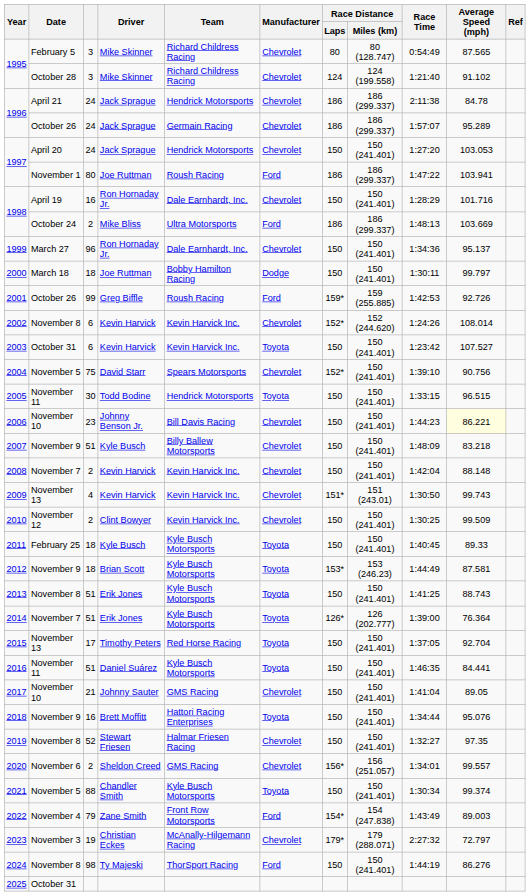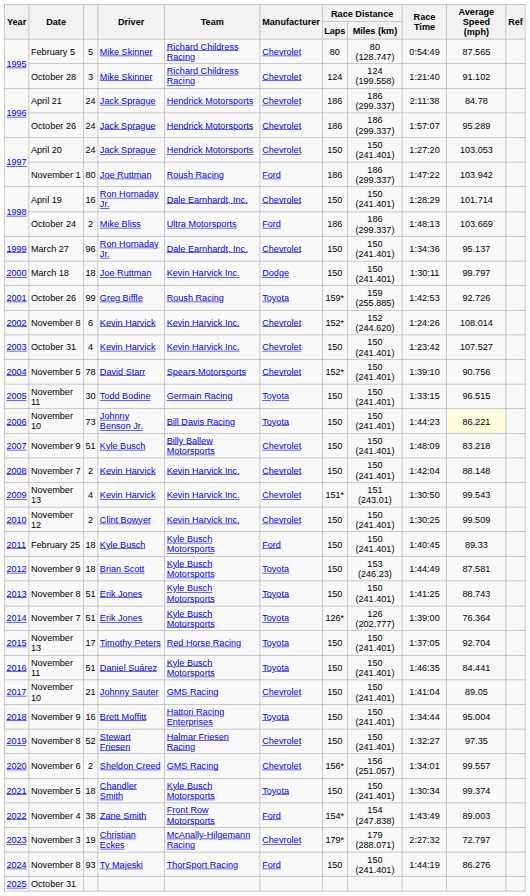(91, 52) 3 -> (91, 52) 5
(200, 126) Germain Racing -> (210, 126) Hendrick Motorsports
(476, 175) 103.941 -> (476, 175) 103.942
(476, 199) 101.716 -> (476, 199) 101.714
(199, 273) Bobby Hamilton Racing -> (203, 273) Kevin Harvick Inc.
(272, 298) Ford -> (276, 298) Toyota
(91, 347) 6 -> (91, 347) 4
(276, 347) Toyota -> (282, 347) Chevrolet
(91, 372) 75 -> (91, 372) 78
(210, 397) Hendrick Motorsports -> (200, 397) Germain Racing
(91, 421) 23 -> (91, 421) 73
(282, 421) Chevrolet -> (276, 421) Toyota
(476, 495) 99.743 -> (476, 495) 99.543
(276, 544) Toyota -> (272, 544) Ford
(335, 569) 153* -> (335, 569) 150
(476, 717) 95.076 -> (476, 717) 95.004
(91, 791) 88 -> (91, 791) 18
(91, 815) 79 -> (91, 815) 38
(91, 865) 98 -> (91, 865) 93
